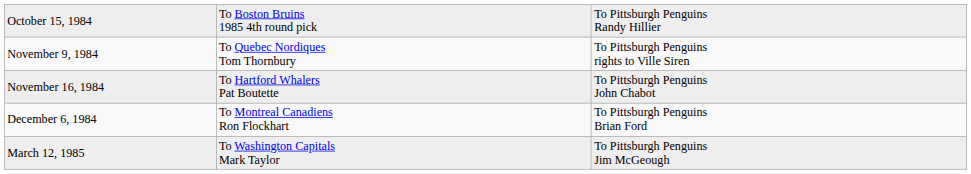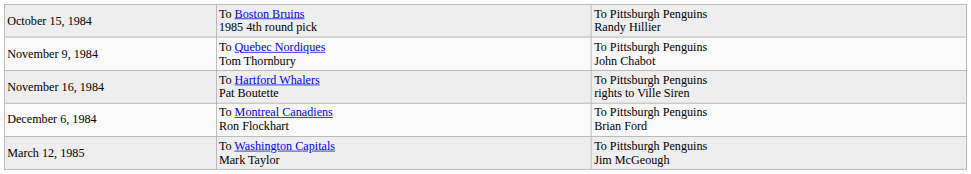(651, 53) To Pittsburgh Penguins rights to Ville Siren -> (651, 53) To Pittsburgh Penguins John Chabot
(651, 86) To Pittsburgh Penguins John Chabot -> (651, 86) To Pittsburgh Penguins rights to Ville Siren
